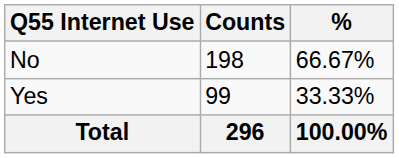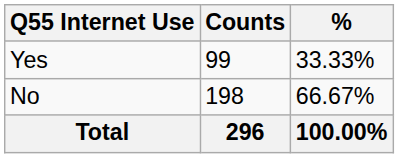rows swapped: (29, 96) <-> (25, 59)
